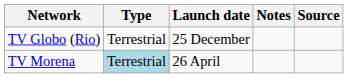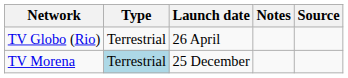(211, 38) 25 December -> (196, 38) 26 April
(196, 61) 26 April -> (211, 61) 25 December
